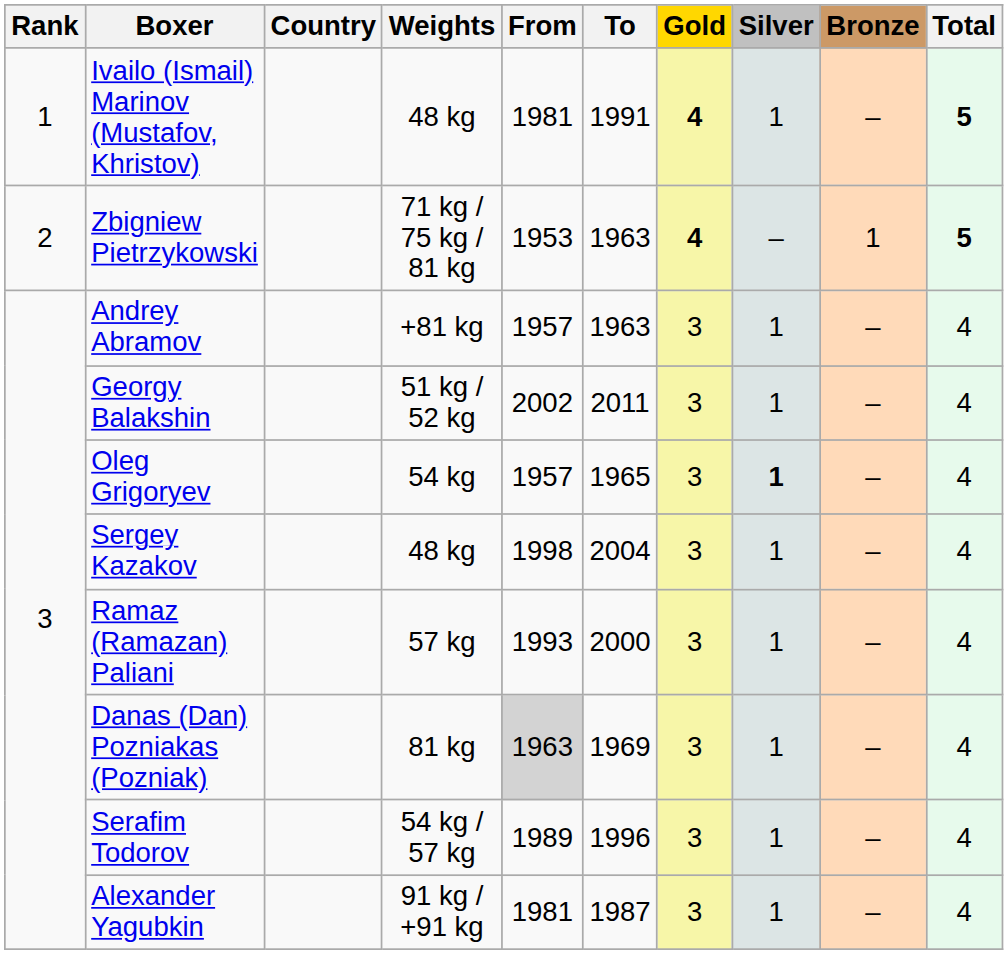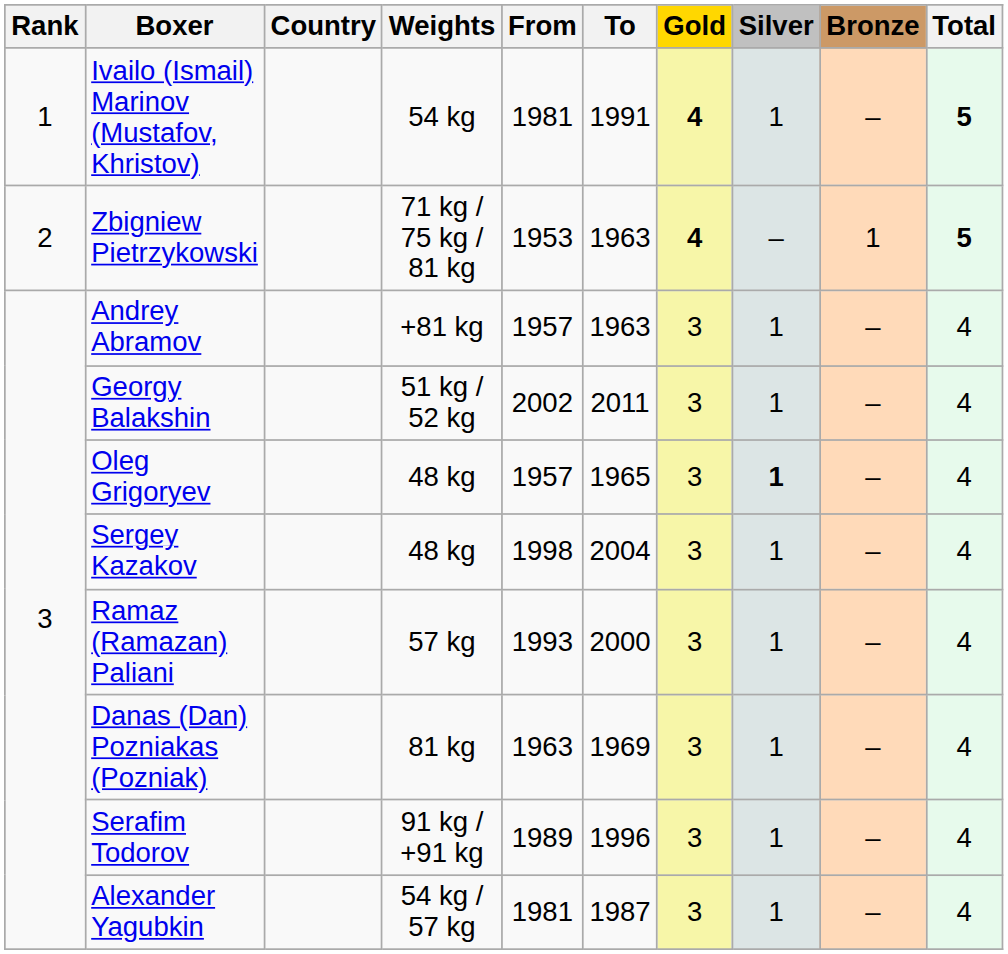(442, 116) 48 kg -> (442, 116) 54 kg
(442, 476) 54 kg -> (442, 476) 48 kg
(542, 747) lightgrey background -> (542, 747) no background
(442, 837) 54 kg / 57 kg -> (442, 837) 91 kg / +91 kg
(442, 911) 91 kg / +91 kg -> (442, 911) 54 kg / 57 kg
